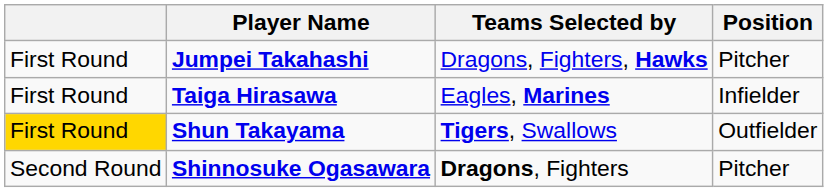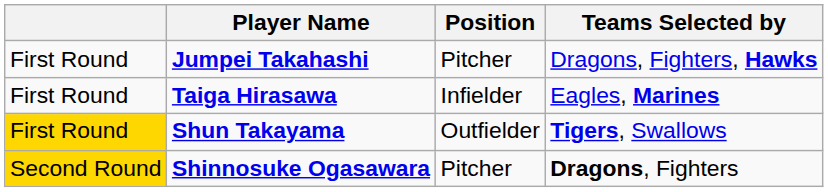columns swapped: (768, 22) <-> (574, 22)
(86, 167) no background -> (86, 167) gold background
